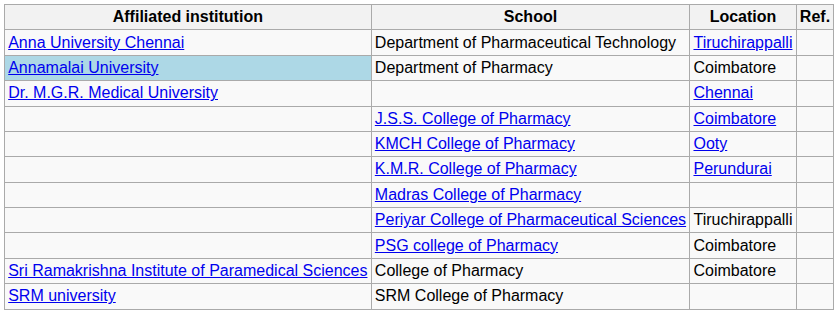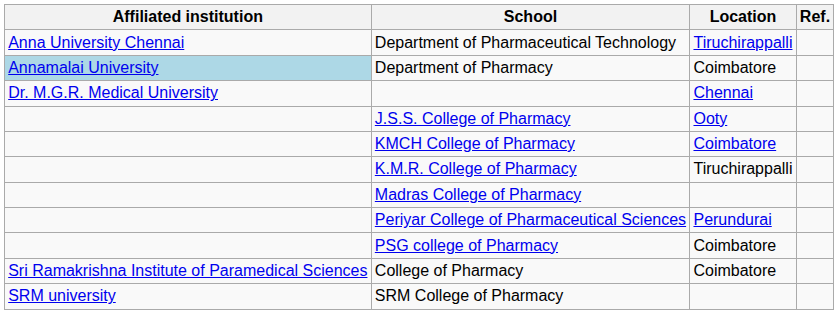(735, 118) Coimbatore -> (710, 118) Ooty
(710, 144) Ooty -> (735, 144) Coimbatore
(733, 169) Perundurai -> (743, 169) Tiruchirappalli
(743, 220) Tiruchirappalli -> (733, 220) Perundurai
